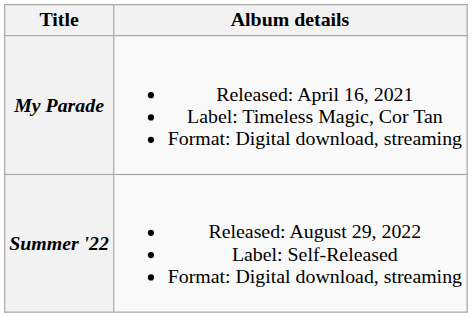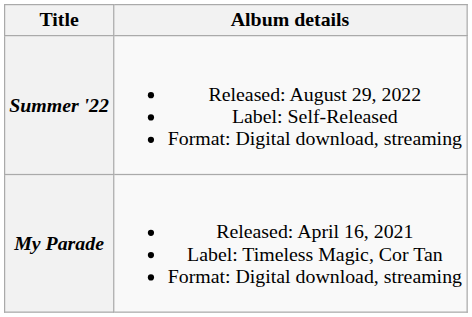rows swapped: (59, 105) <-> (59, 243)
